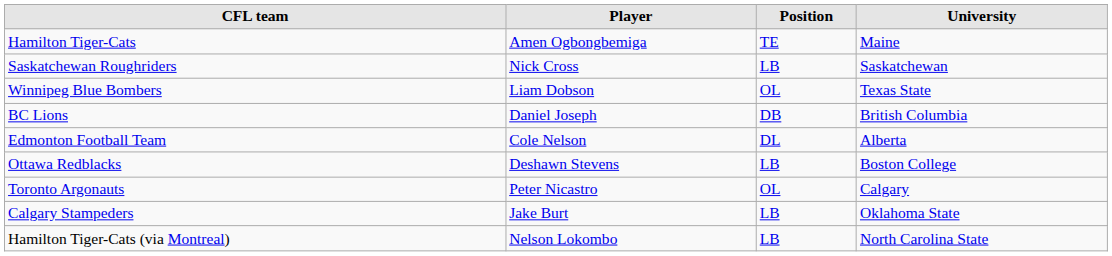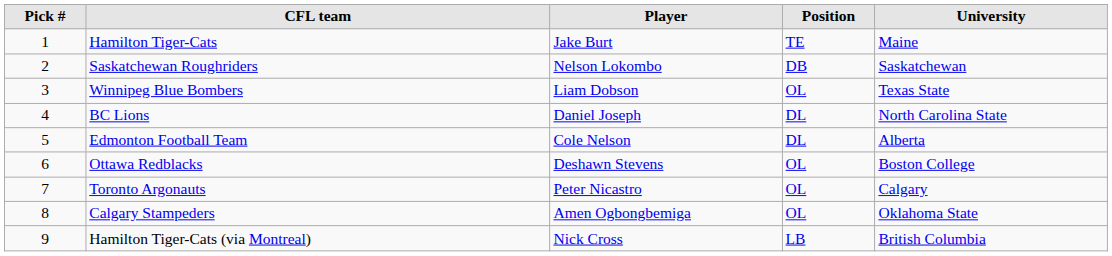+ column: (45, 16)
(578, 41) Amen Ogbongbemiga -> (583, 41) Jake Burt
(544, 66) Nick Cross -> (608, 66) Nelson Lokombo
(770, 66) LB -> (796, 66) DB
(771, 115) DB -> (796, 115) DL
(914, 115) British Columbia -> (943, 115) North Carolina State
(770, 164) LB -> (796, 164) OL
(539, 213) Jake Burt -> (622, 213) Amen Ogbongbemiga
(770, 213) LB -> (796, 213) OL
(563, 238) Nelson Lokombo -> (588, 238) Nick Cross
(924, 238) North Carolina State -> (932, 238) British Columbia
